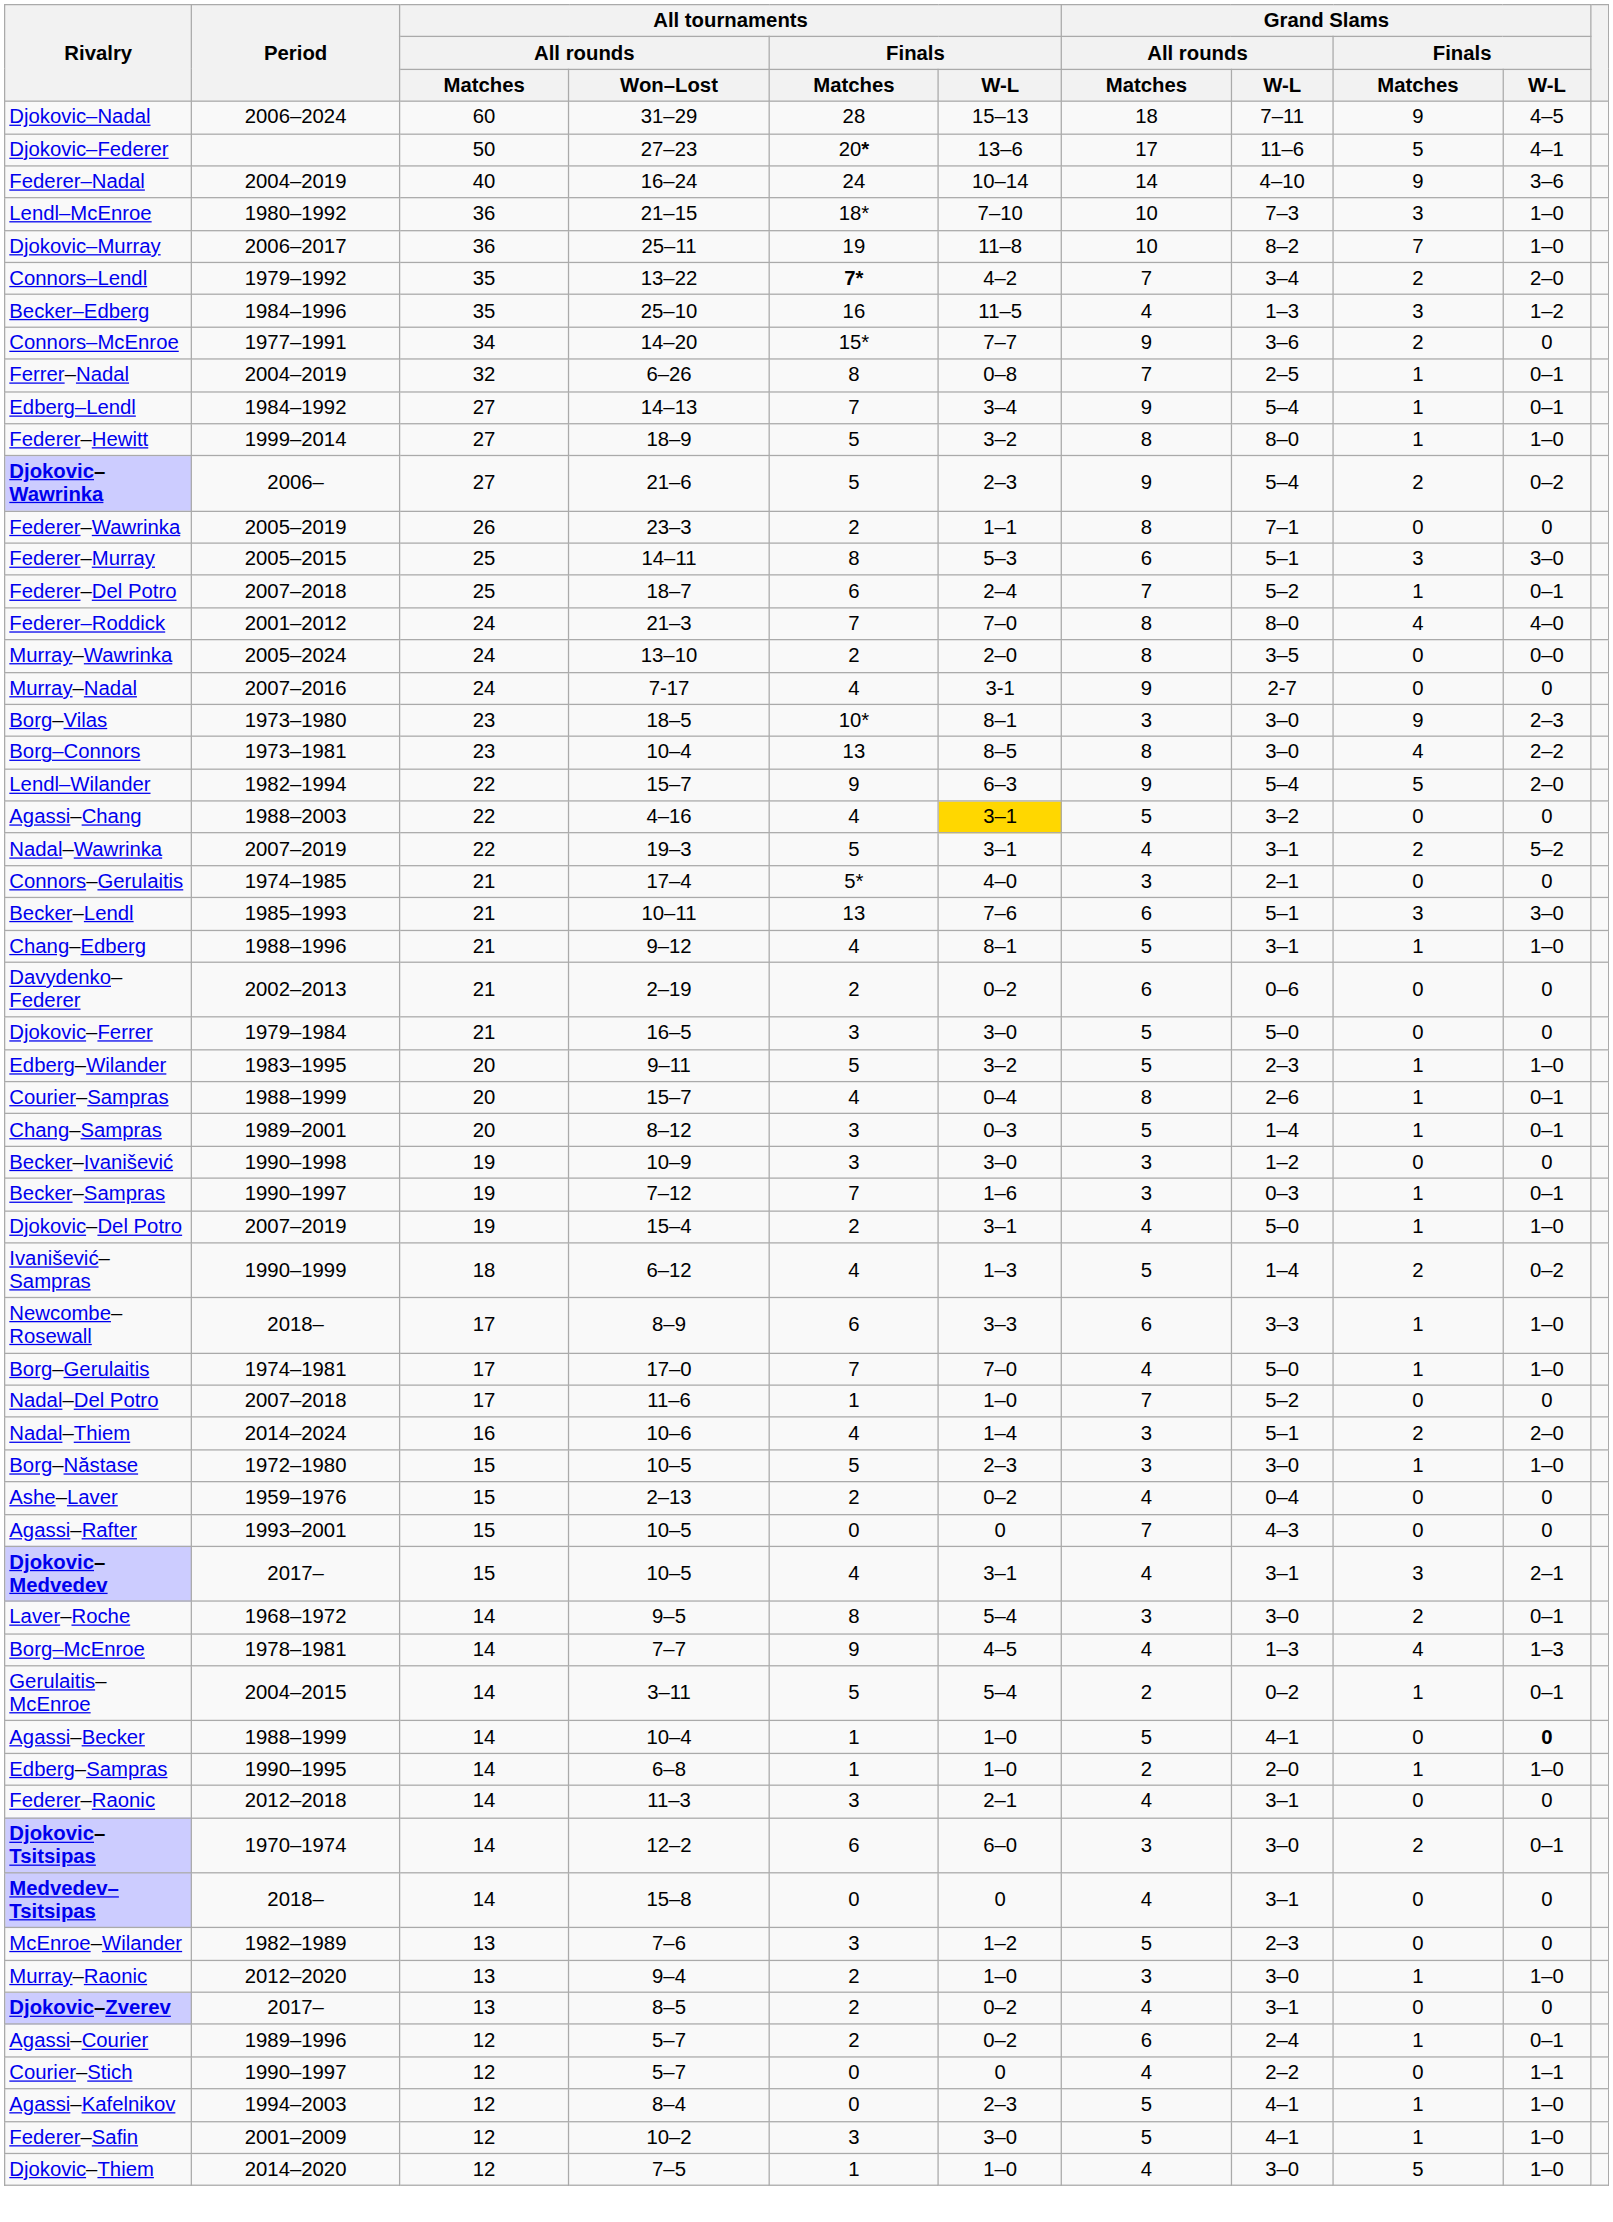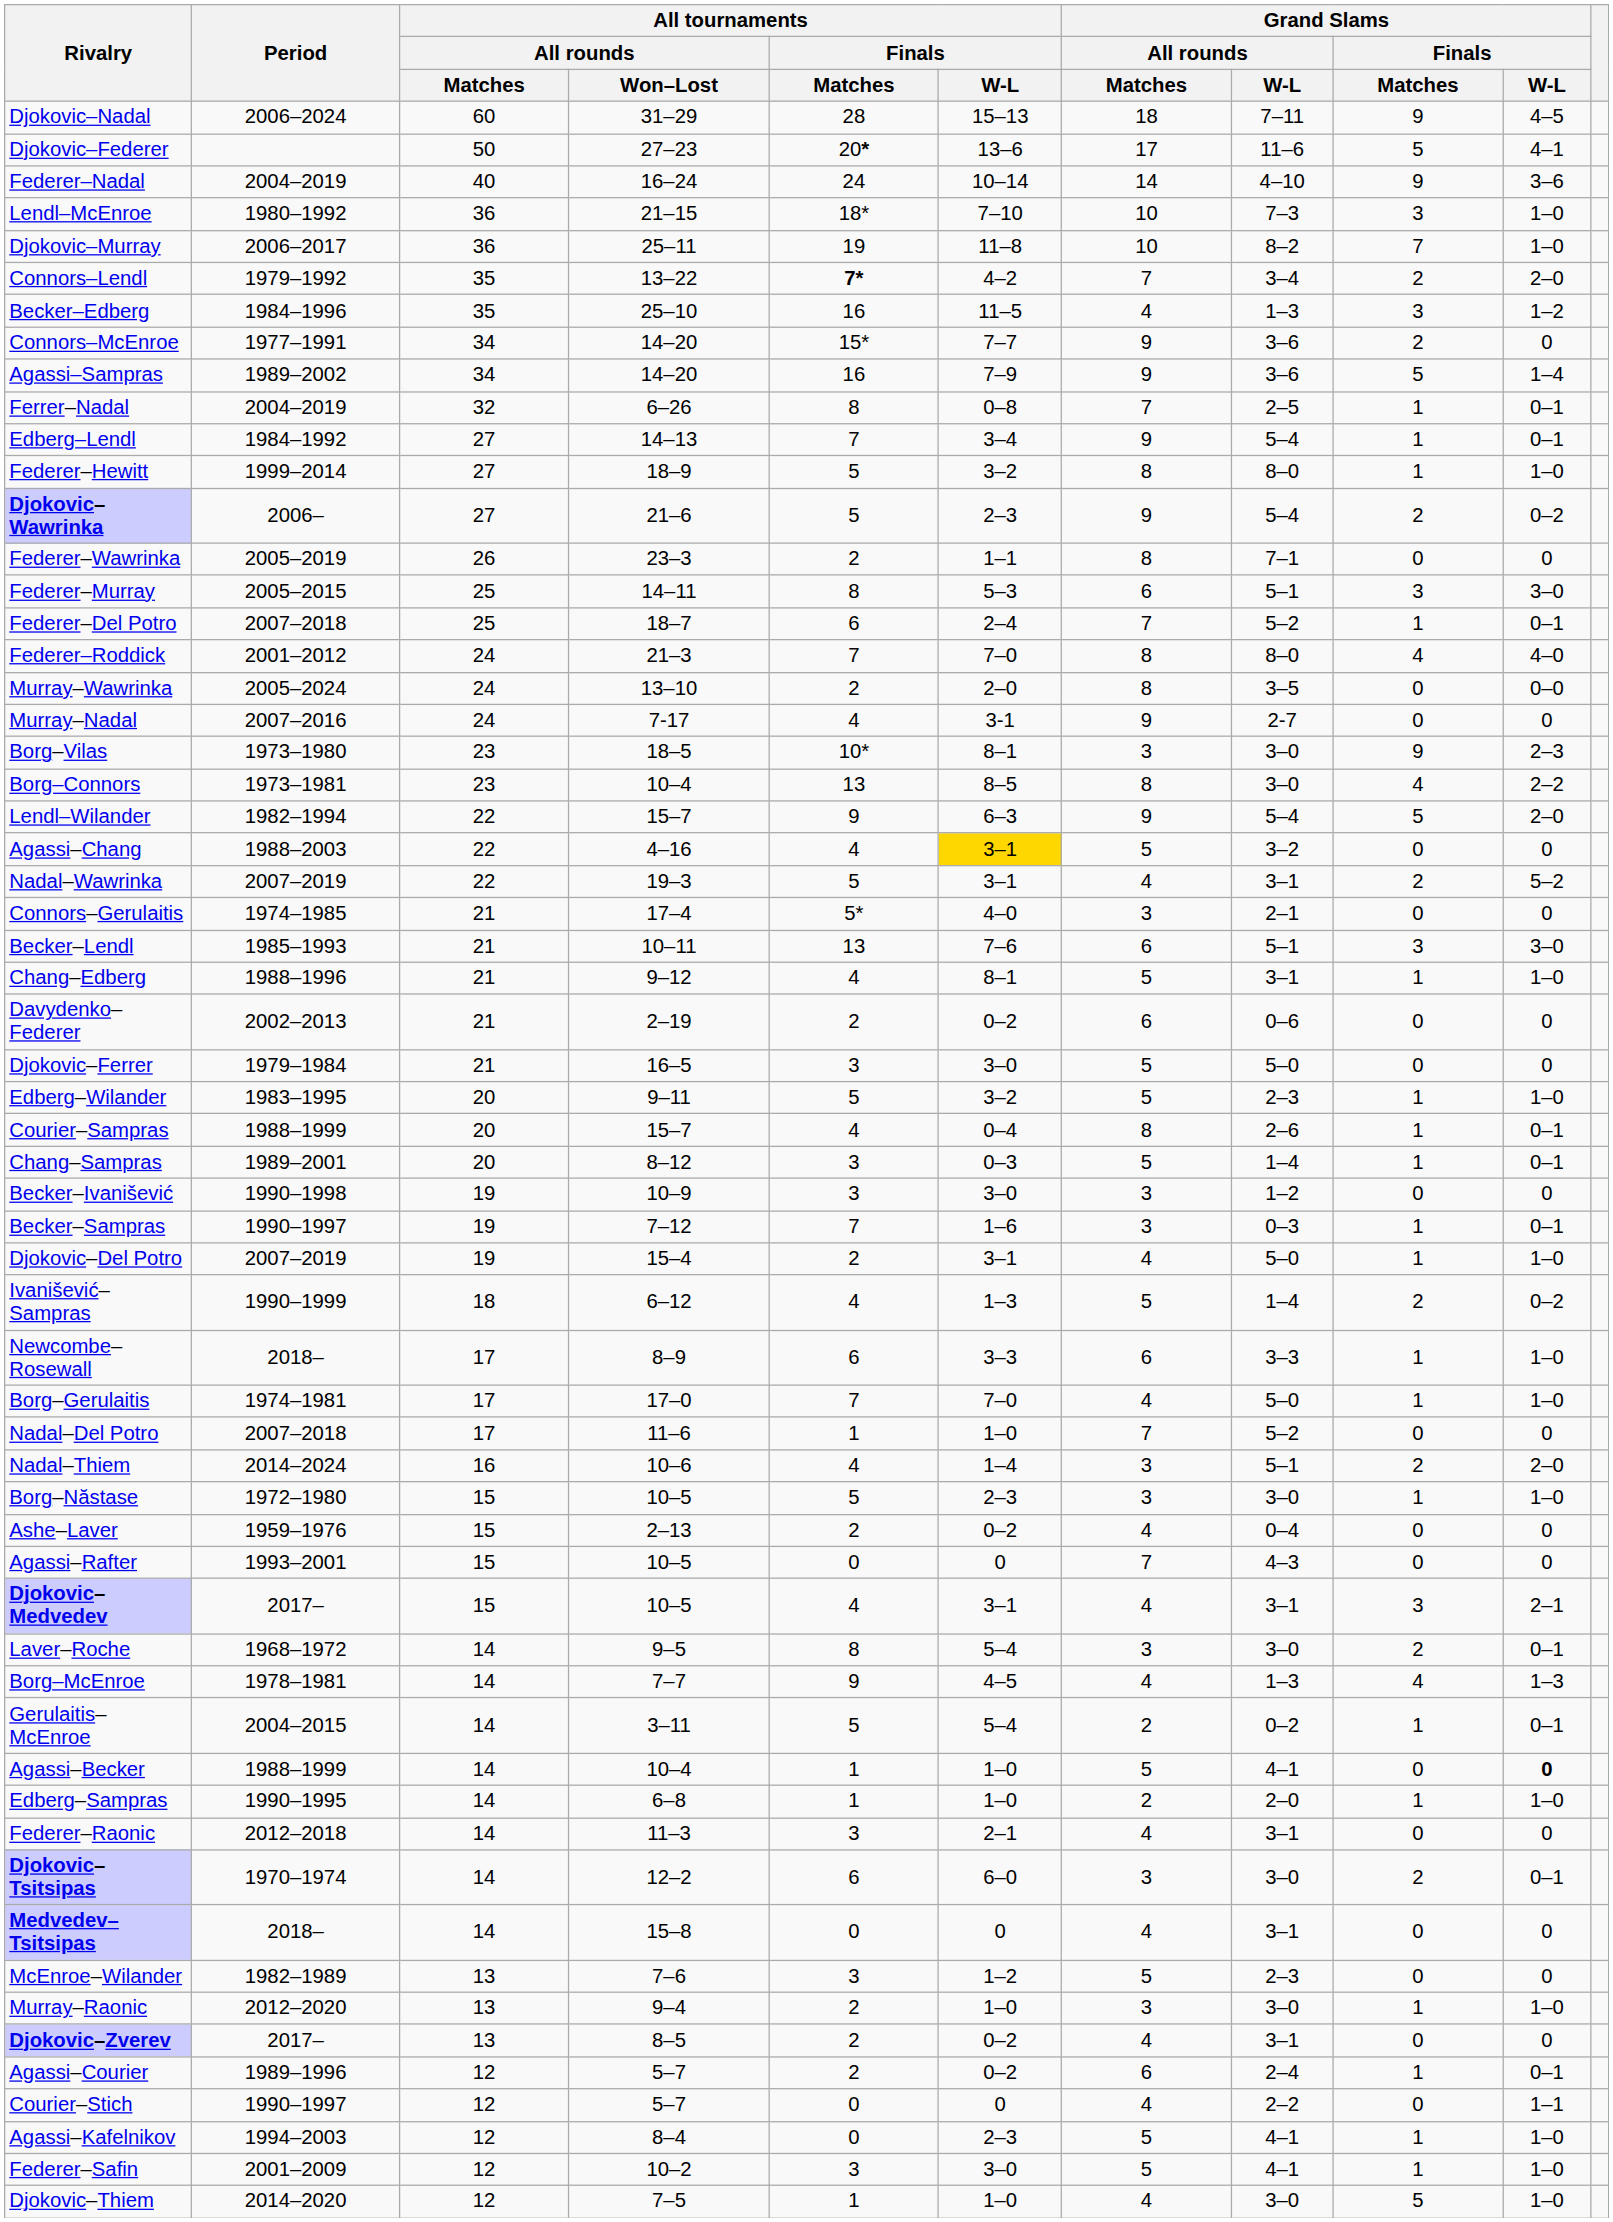+ row: (86, 375)
